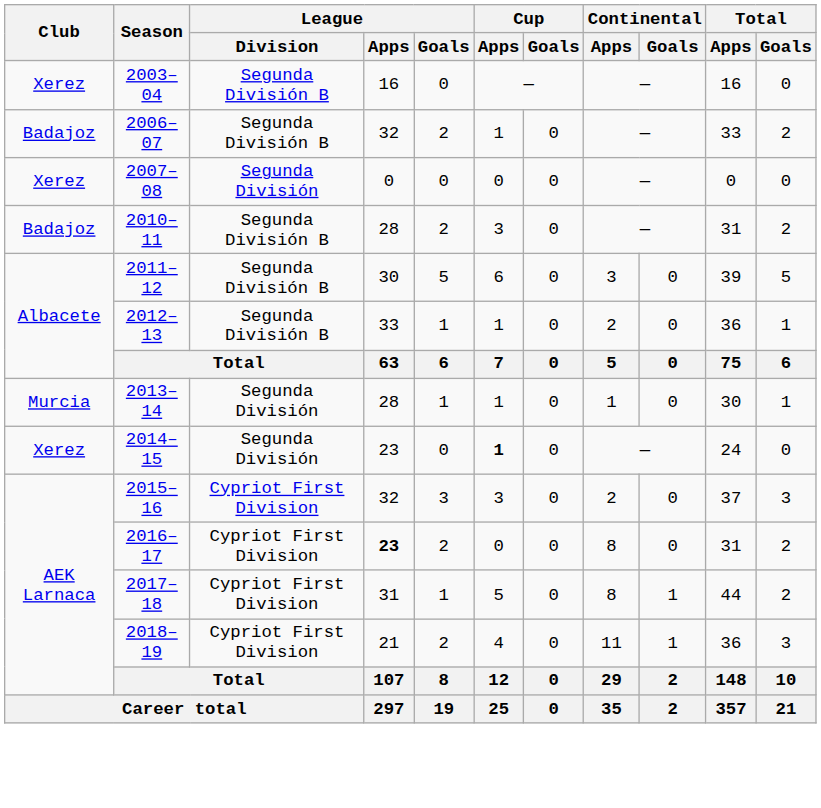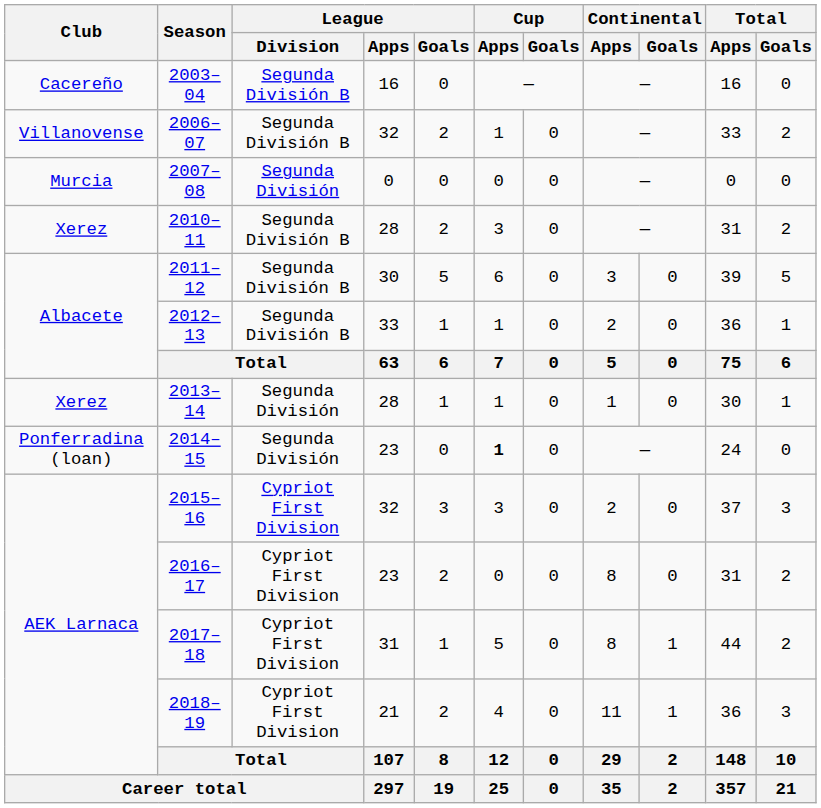(59, 85) Xerez -> (81, 85) Cacereño
(59, 133) Badajoz -> (81, 133) Villanovense
(59, 181) Xerez -> (81, 181) Murcia
(59, 229) Badajoz -> (81, 229) Xerez
(59, 402) Murcia -> (81, 402) Xerez
(59, 450) Xerez -> (81, 450) Ponferradina (loan)
(389, 546) bold -> (389, 576) normal
